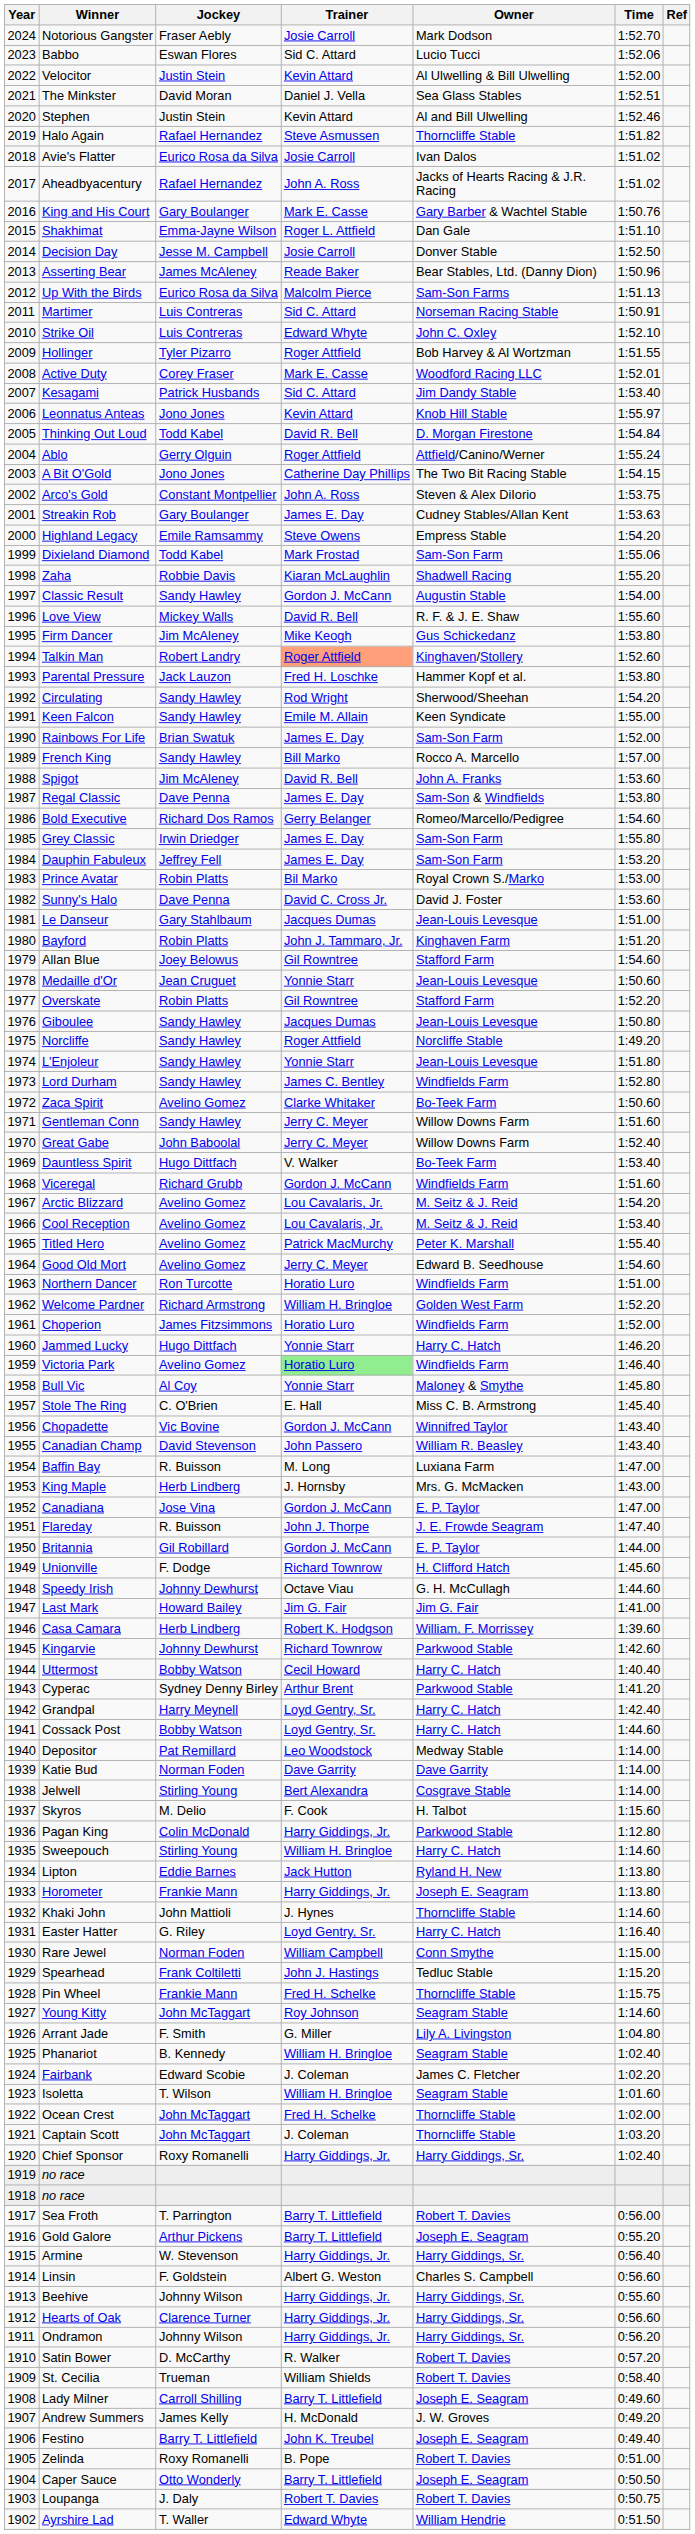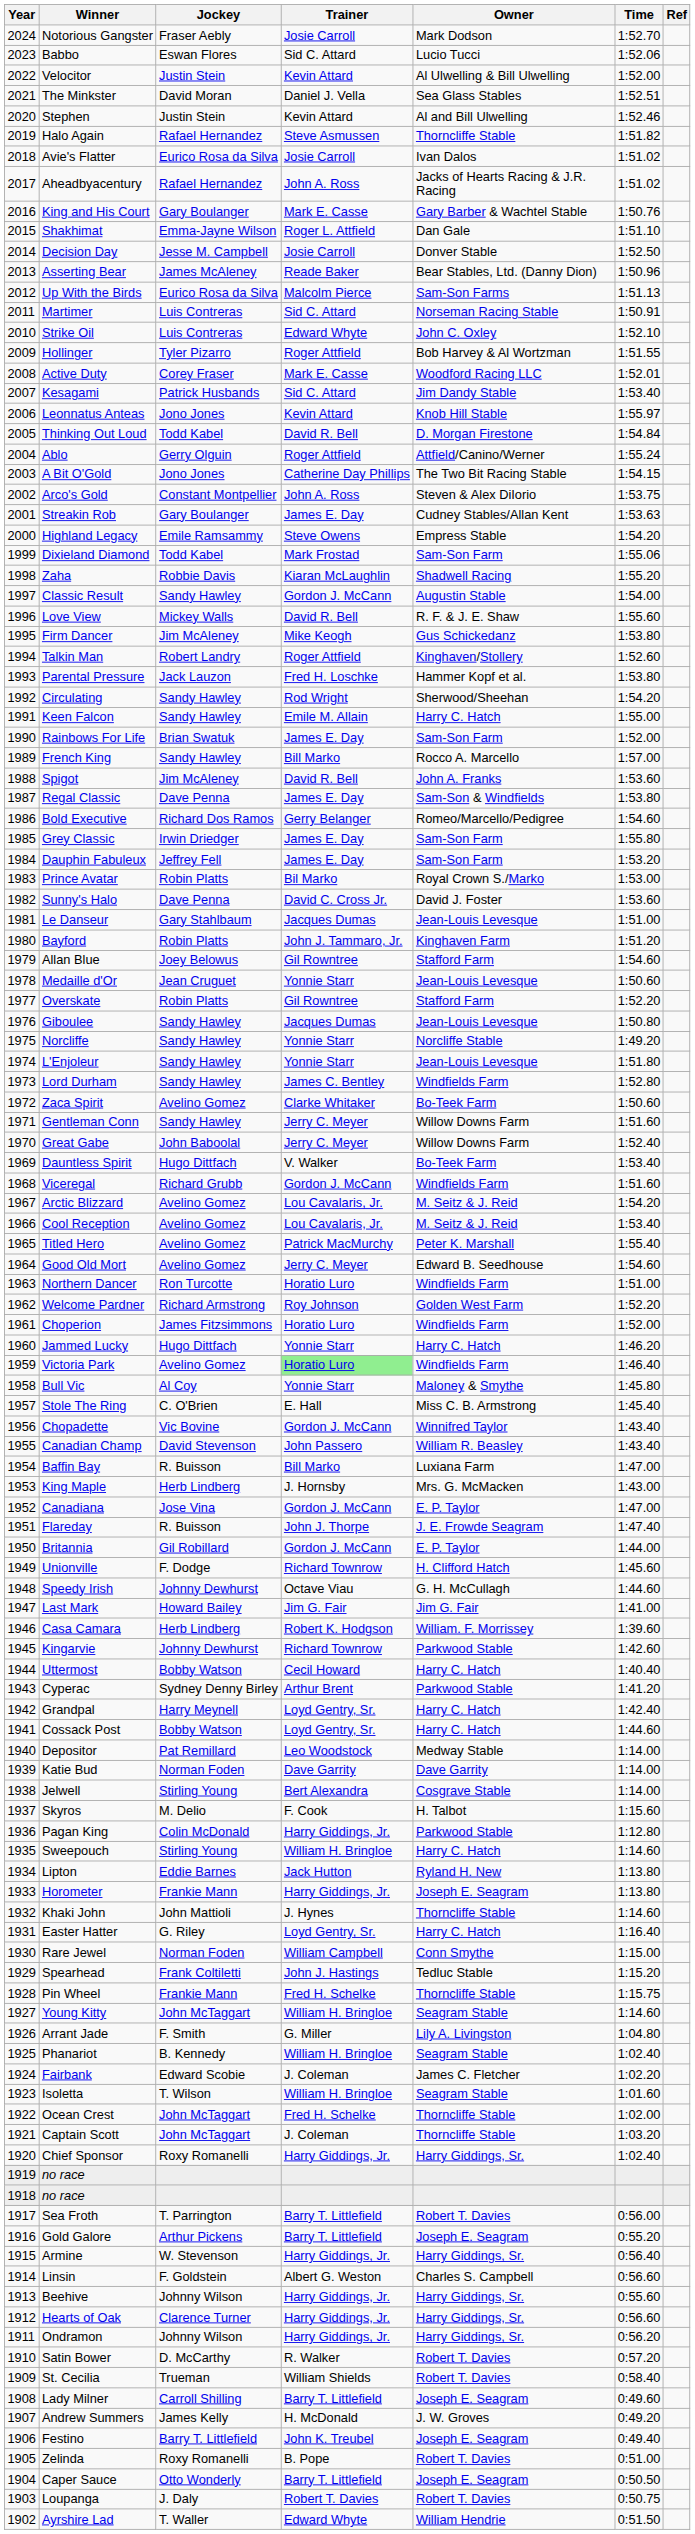(322, 657) lightsalmon background -> (322, 657) no background
(461, 718) Keen Syndicate -> (458, 718) Harry C. Hatch
(322, 1042) Roger Attfield -> (319, 1042) Yonnie Starr
(338, 1305) William H. Bringloe -> (321, 1305) Roy Johnson
(307, 1467) M. Long -> (312, 1467) Bill Marko
(321, 2013) Roy Johnson -> (338, 2013) William H. Bringloe
